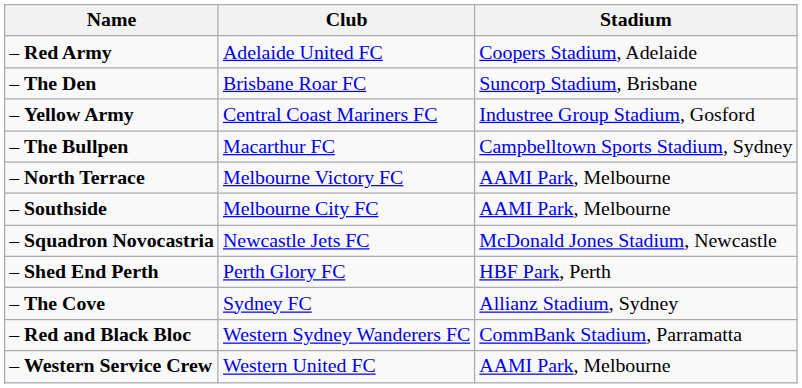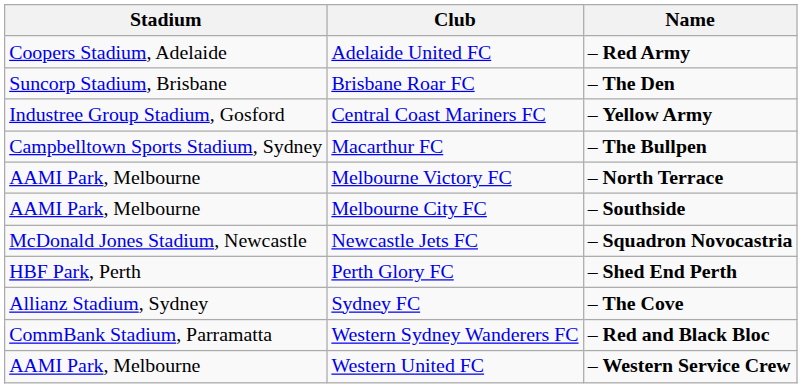columns swapped: (636, 20) <-> (112, 20)
